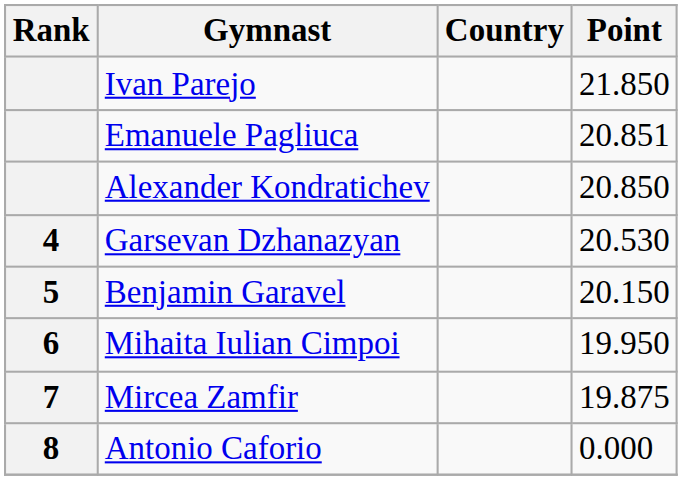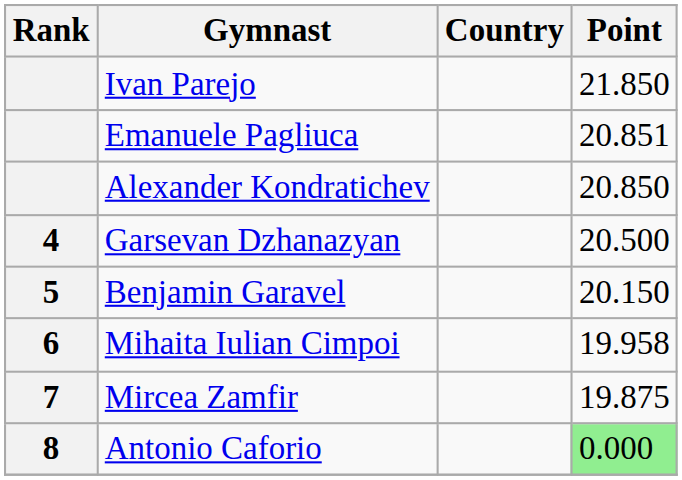(624, 239) 20.530 -> (624, 239) 20.500
(624, 344) 19.950 -> (624, 344) 19.958
(616, 448) no background -> (616, 448) lightgreen background
